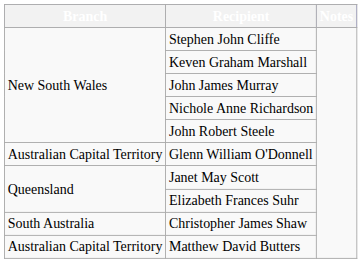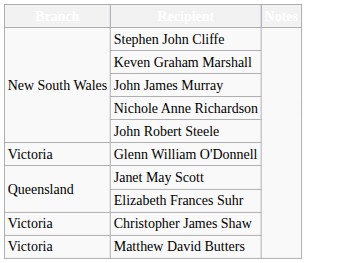(85, 154) Australian Capital Territory -> (30, 154) Victoria
(51, 223) South Australia -> (30, 223) Victoria
(85, 246) Australian Capital Territory -> (30, 246) Victoria
